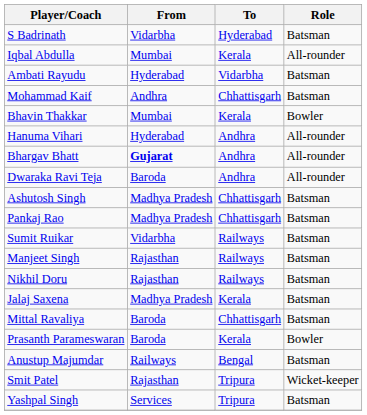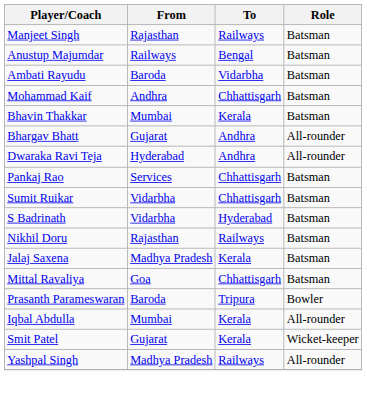rows swapped: (36, 35) <-> (43, 258)
rows swapped: (41, 55) <-> (55, 359)
(157, 75) Hyderabad -> (148, 75) Baroda
(305, 116) Bowler -> (308, 116) Batsman
- row: (45, 136)
(151, 156) bold -> (149, 136) normal
(148, 177) Baroda -> (157, 156) Hyderabad
- row: (46, 197)
(171, 217) Madhya Pradesh -> (151, 177) Services
(241, 238) Railways -> (250, 197) Chhattisgarh
(148, 319) Baroda -> (140, 278) Goa
(235, 339) Kerala -> (236, 299) Tripura
(154, 380) Rajasthan -> (149, 339) Gujarat
(236, 380) Tripura -> (235, 339) Kerala
(151, 400) Services -> (171, 359) Madhya Pradesh
(236, 400) Tripura -> (241, 359) Railways
(308, 400) Batsman -> (316, 359) All-rounder
